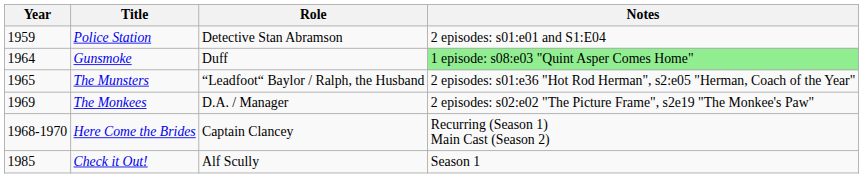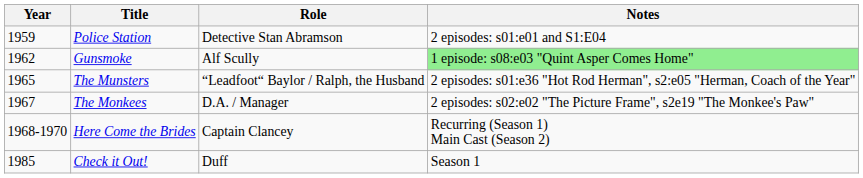(21, 59) 1964 -> (21, 59) 1962
(215, 59) Duff -> (231, 59) Alf Scully
(21, 102) 1969 -> (21, 102) 1967
(231, 161) Alf Scully -> (215, 161) Duff
